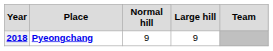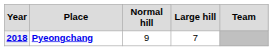(195, 38) 9 -> (195, 38) 7
